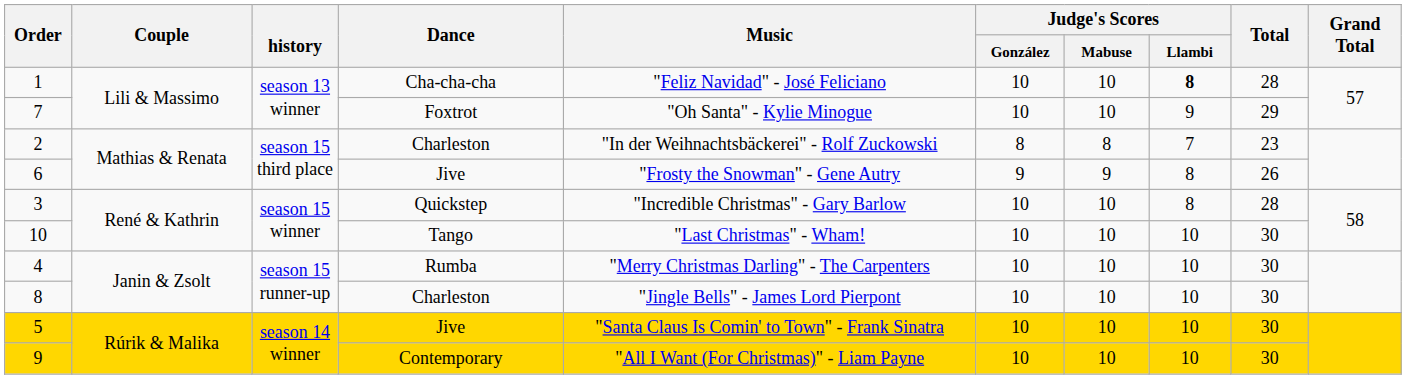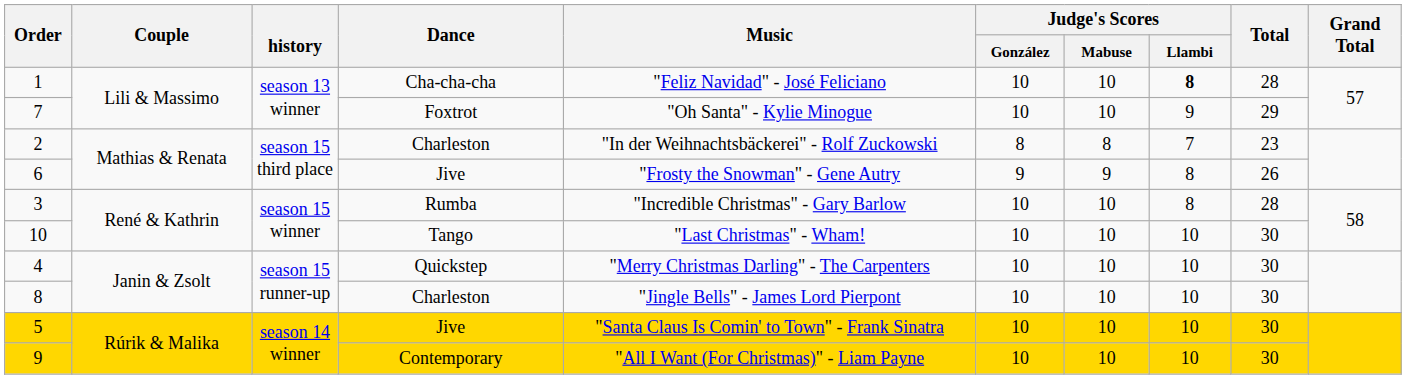(451, 204) Quickstep -> (451, 204) Rumba
(451, 266) Rumba -> (451, 266) Quickstep
